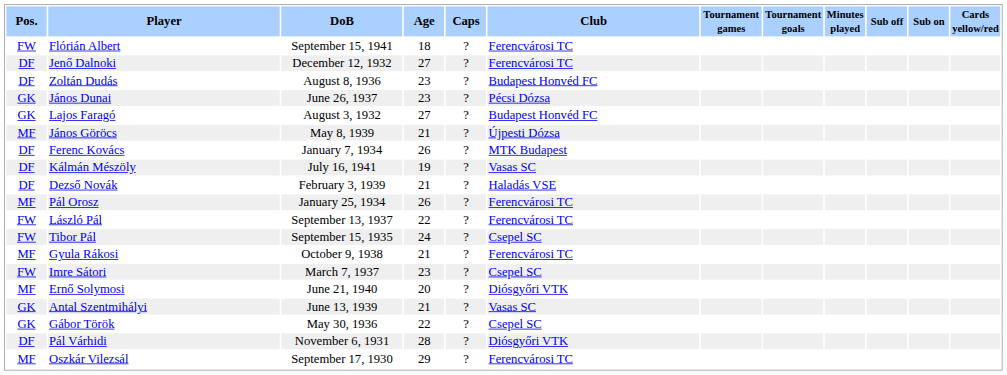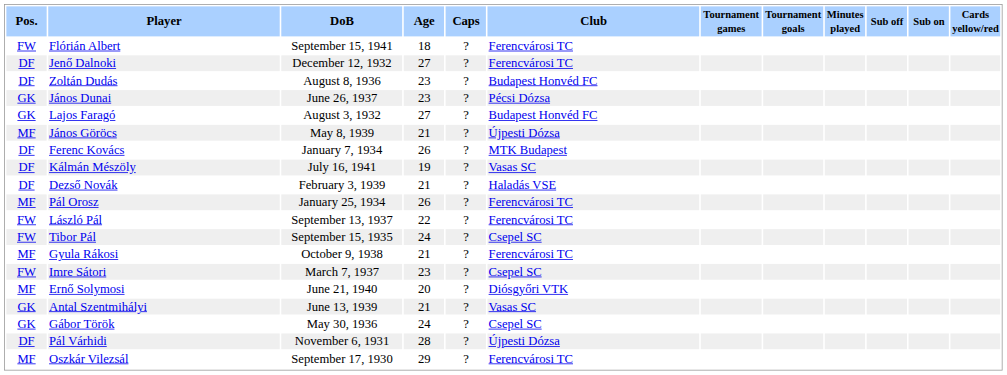(424, 324) 22 -> (424, 324) 24
(528, 341) Diósgyőri VTK -> (524, 341) Újpesti Dózsa
